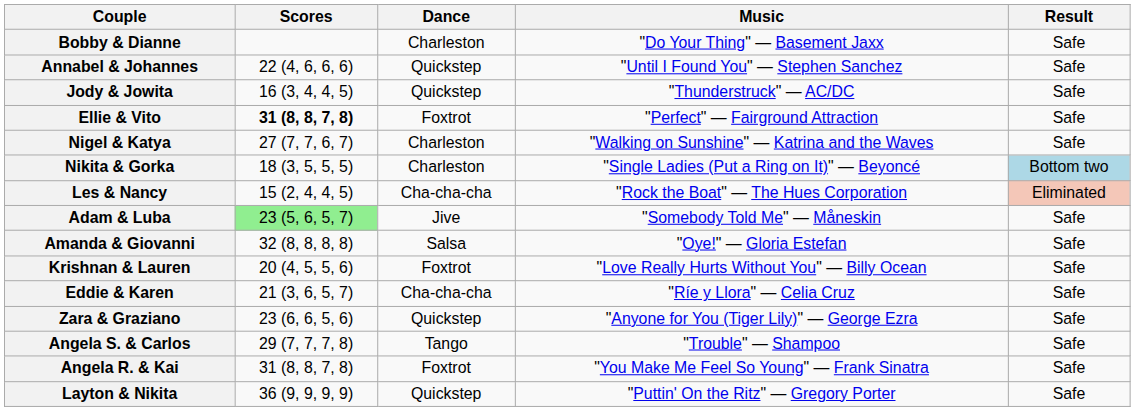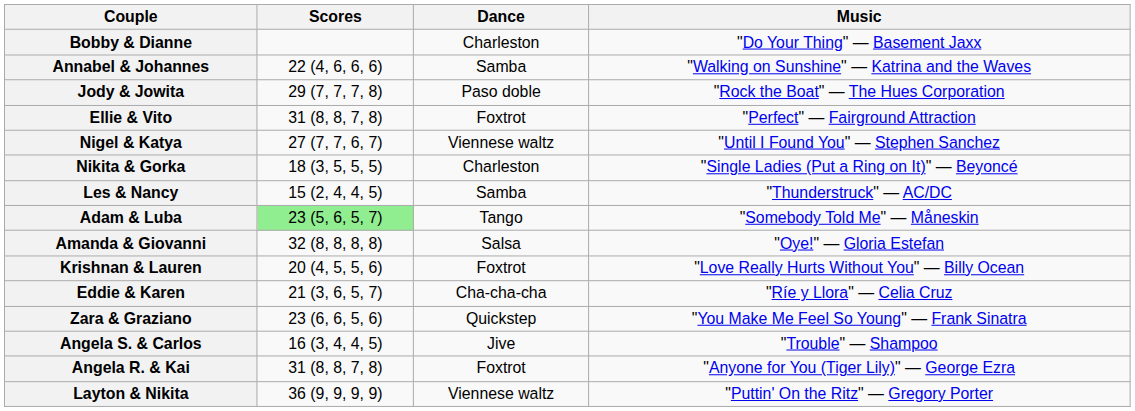- column: (1069, 17)
(446, 67) Quickstep -> (501, 67) Samba
(762, 67) "Until I Found You" — Stephen Sanchez -> (859, 67) "Walking on Sunshine" — Katrina and the Waves
(306, 92) 16 (3, 4, 4, 5) -> (335, 92) 29 (7, 7, 7, 8)
(446, 92) Quickstep -> (501, 92) Paso doble
(762, 92) "Thunderstruck" — AC/DC -> (859, 92) "Rock the Boat" — The Hues Corporation
(306, 117) bold -> (335, 117) normal
(446, 142) Charleston -> (501, 142) Viennese waltz
(762, 142) "Walking on Sunshine" — Katrina and the Waves -> (859, 142) "Until I Found You" — Stephen Sanchez
(446, 192) Cha-cha-cha -> (501, 192) Samba
(762, 192) "Rock the Boat" — The Hues Corporation -> (859, 192) "Thunderstruck" — AC/DC
(446, 218) Jive -> (501, 218) Tango
(762, 318) "Anyone for You (Tiger Lily)" — George Ezra -> (859, 318) "You Make Me Feel So Young" — Frank Sinatra
(306, 343) 29 (7, 7, 7, 8) -> (335, 343) 16 (3, 4, 4, 5)
(446, 343) Tango -> (501, 343) Jive
(762, 368) "You Make Me Feel So Young" — Frank Sinatra -> (859, 368) "Anyone for You (Tiger Lily)" — George Ezra
(446, 393) Quickstep -> (501, 393) Viennese waltz
